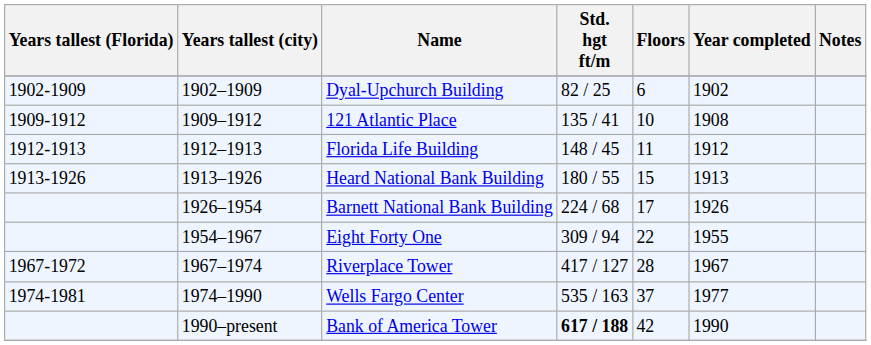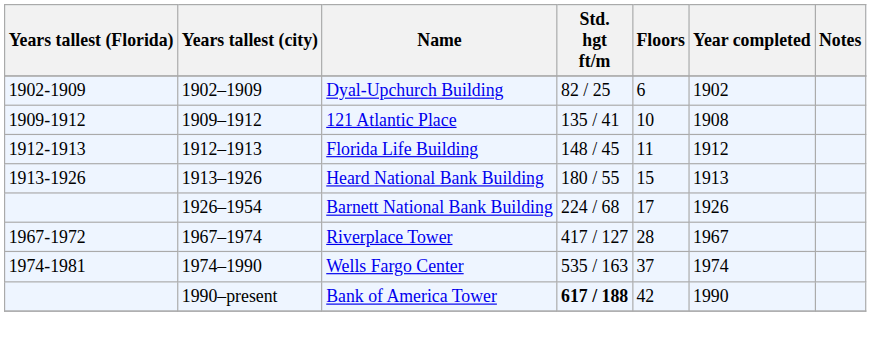- row: (384, 237)
(711, 296) 1977 -> (711, 266) 1974
